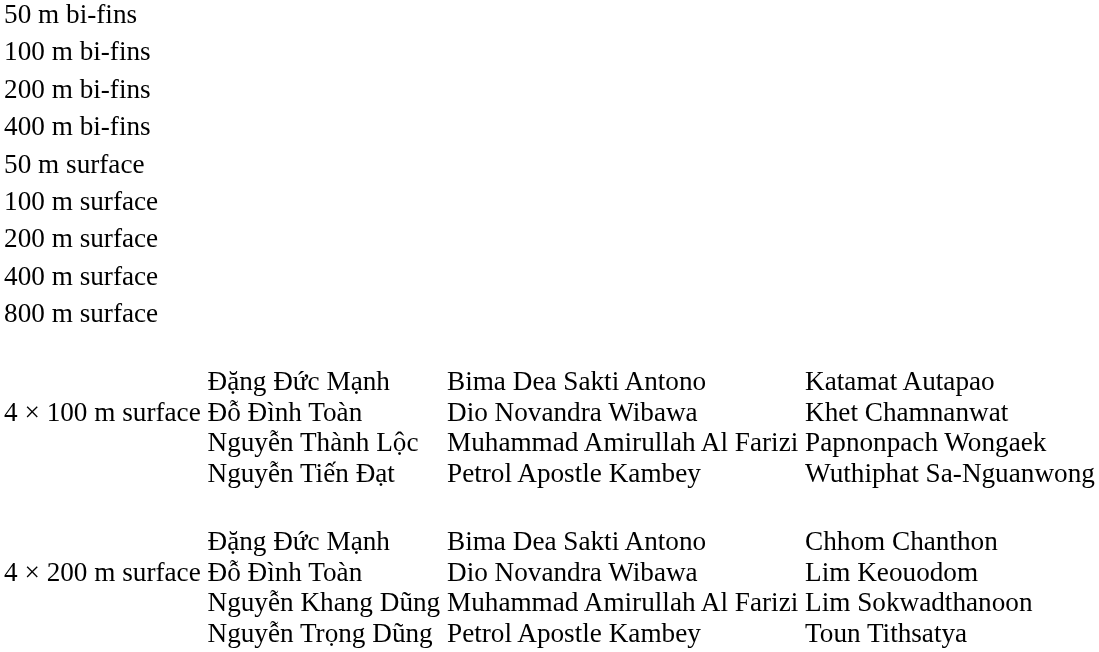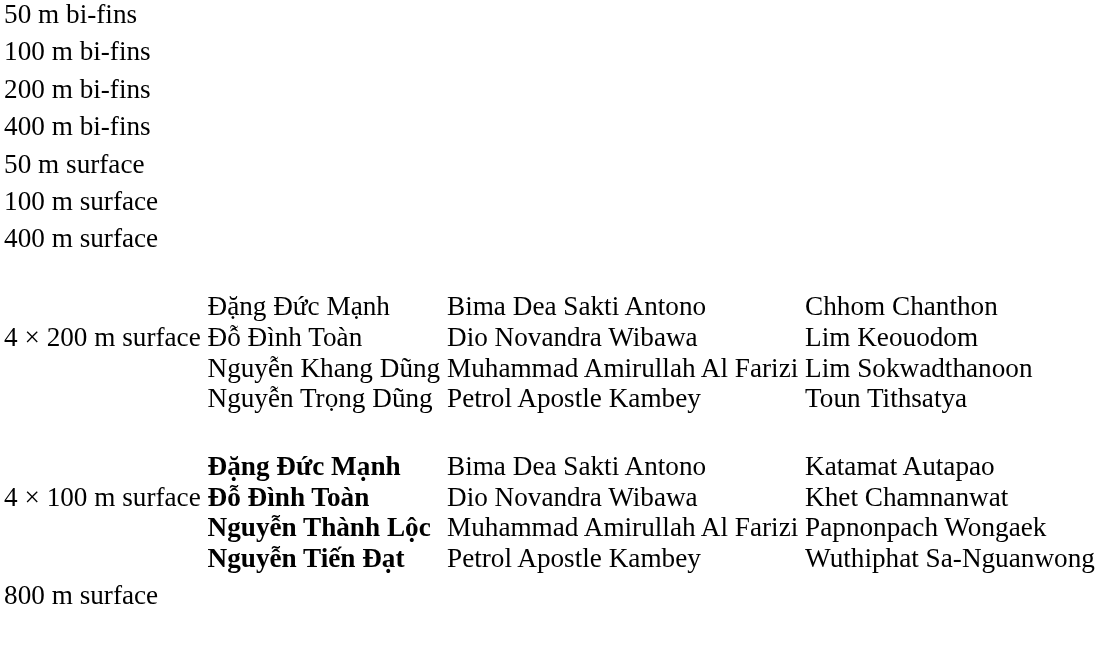- row: (81, 238)
rows swapped: (81, 313) <-> (102, 571)
(313, 427) normal -> (319, 512) bold
